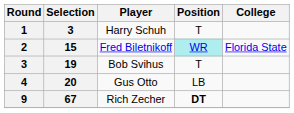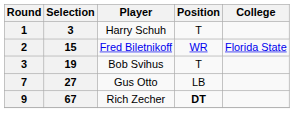(199, 47) paleturquoise background -> (199, 47) no background
(24, 82) 4 -> (24, 82) 7
(70, 82) 20 -> (70, 82) 27
